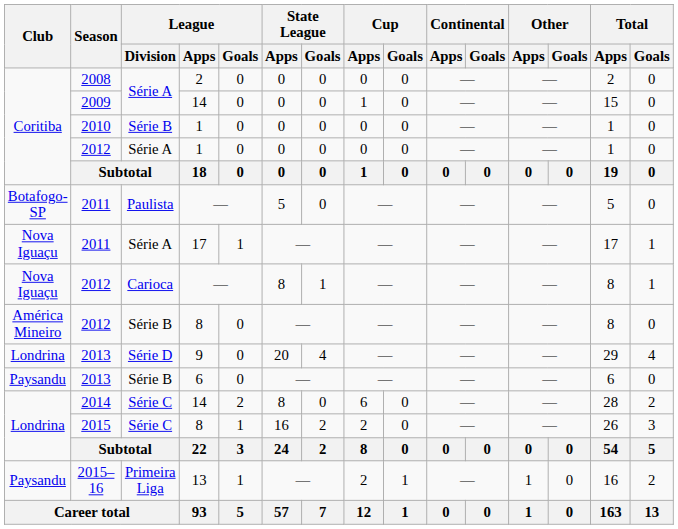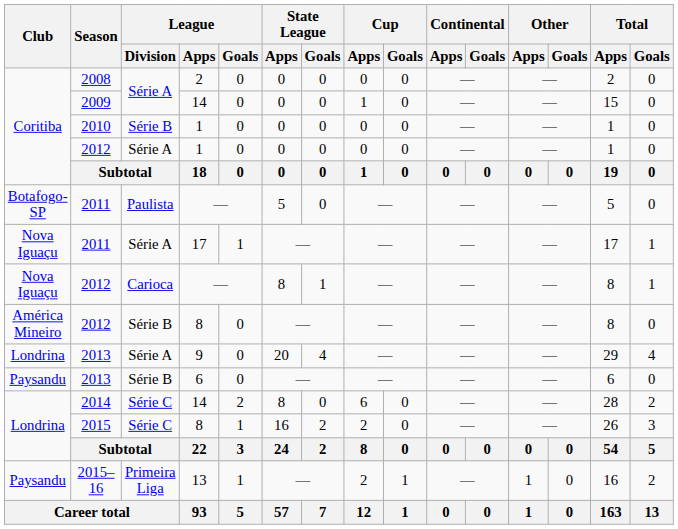(150, 355) Série D -> (150, 355) Série A
